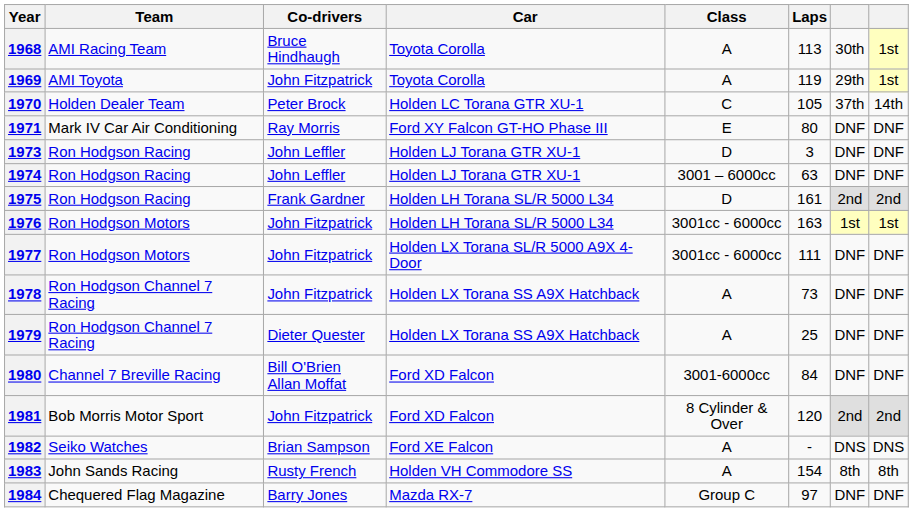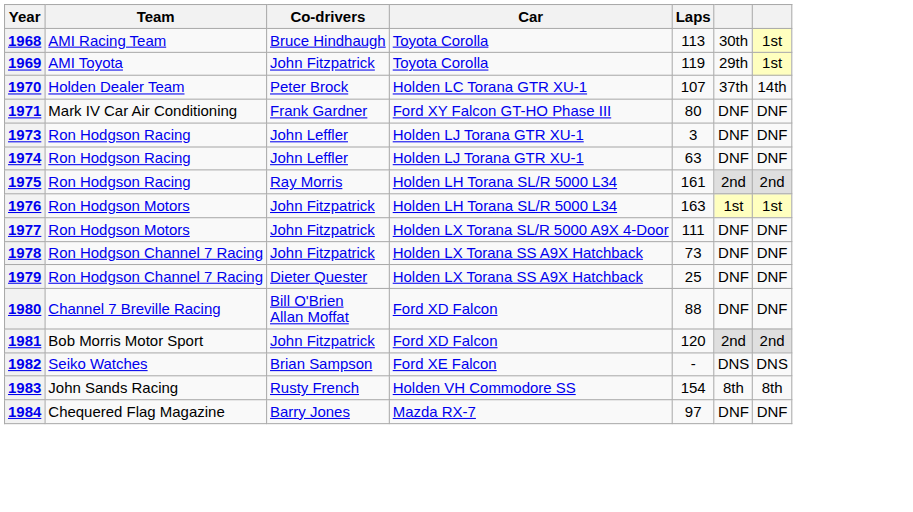- column: (727, 17)
(810, 104) 105 -> (693, 88) 107
(304, 128) Ray Morris -> (319, 111) Frank Gardner
(316, 199) Frank Gardner -> (306, 182) Ray Morris
(810, 376) 84 -> (693, 309) 88
